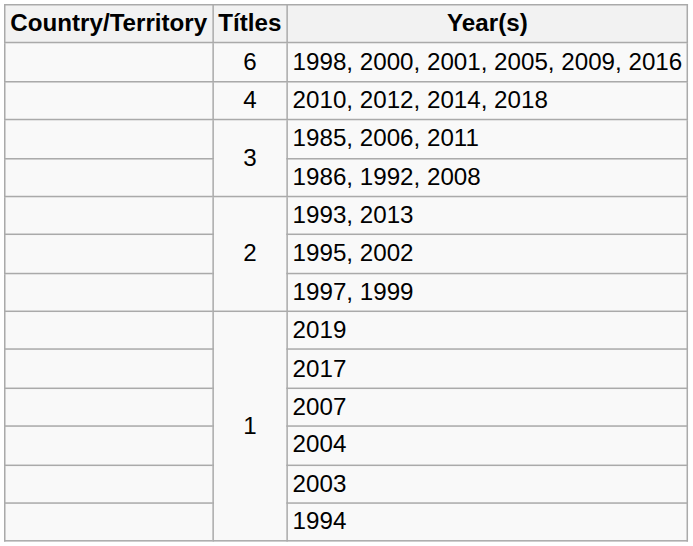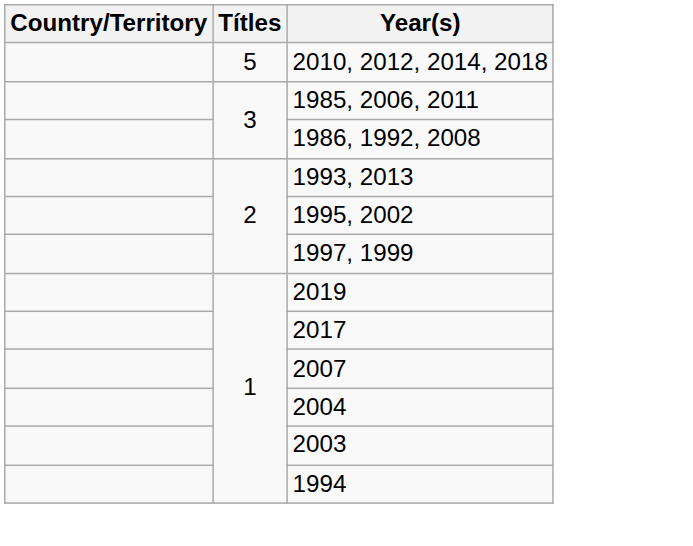- row: (487, 61)
(250, 100) 4 -> (250, 61) 5
